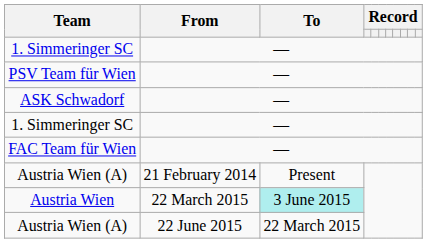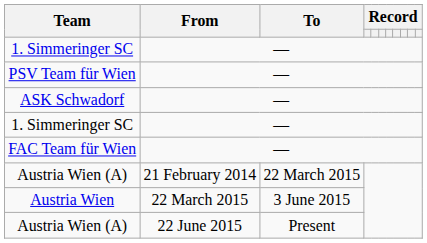(312, 175) Present -> (312, 175) 22 March 2015
(312, 200) paleturquoise background -> (312, 200) no background
(312, 225) 22 March 2015 -> (312, 225) Present
